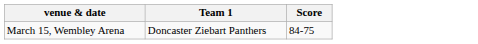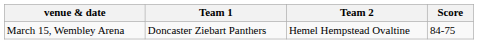+ column: (357, 13)
